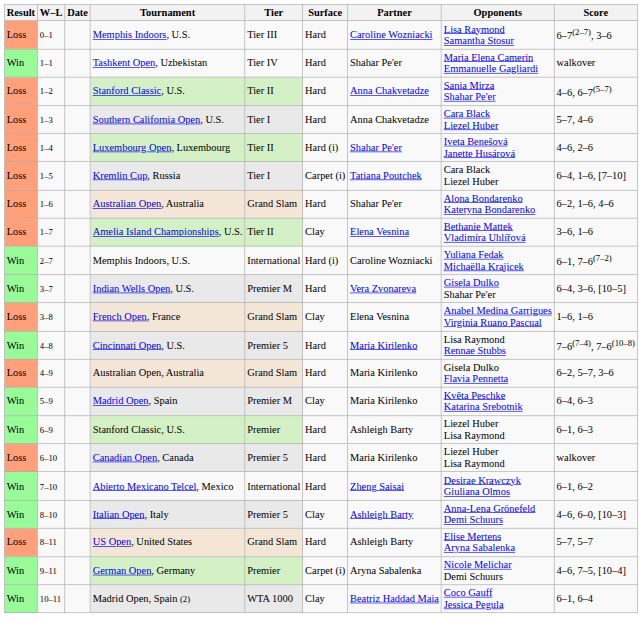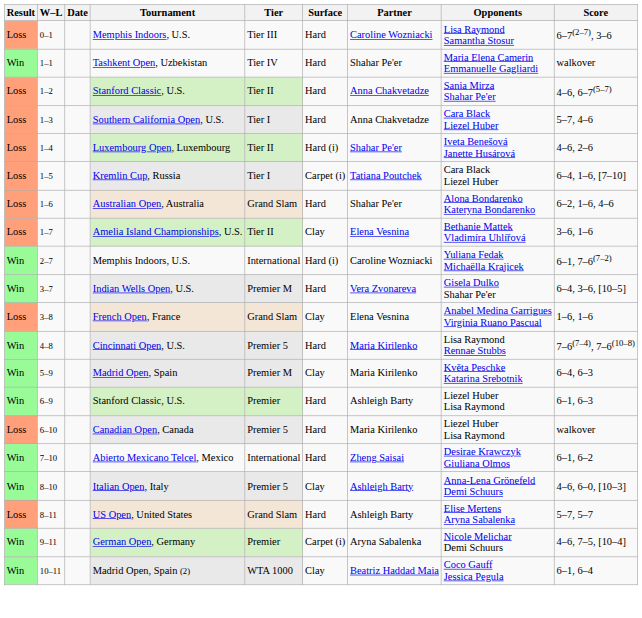- row: (46, 374)
